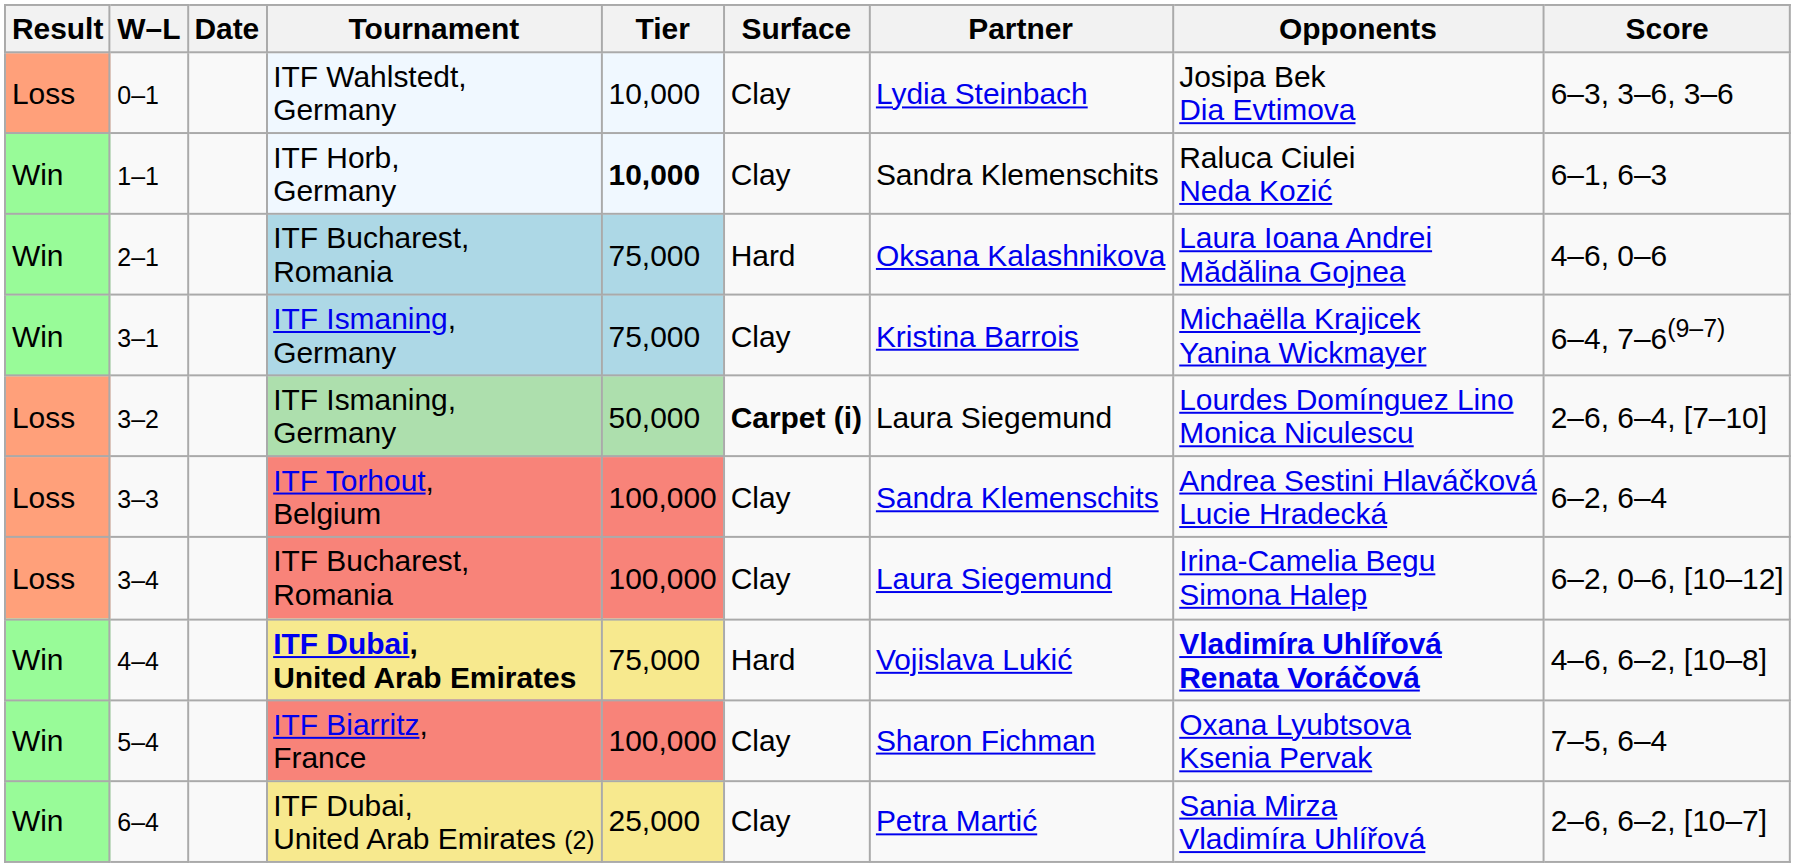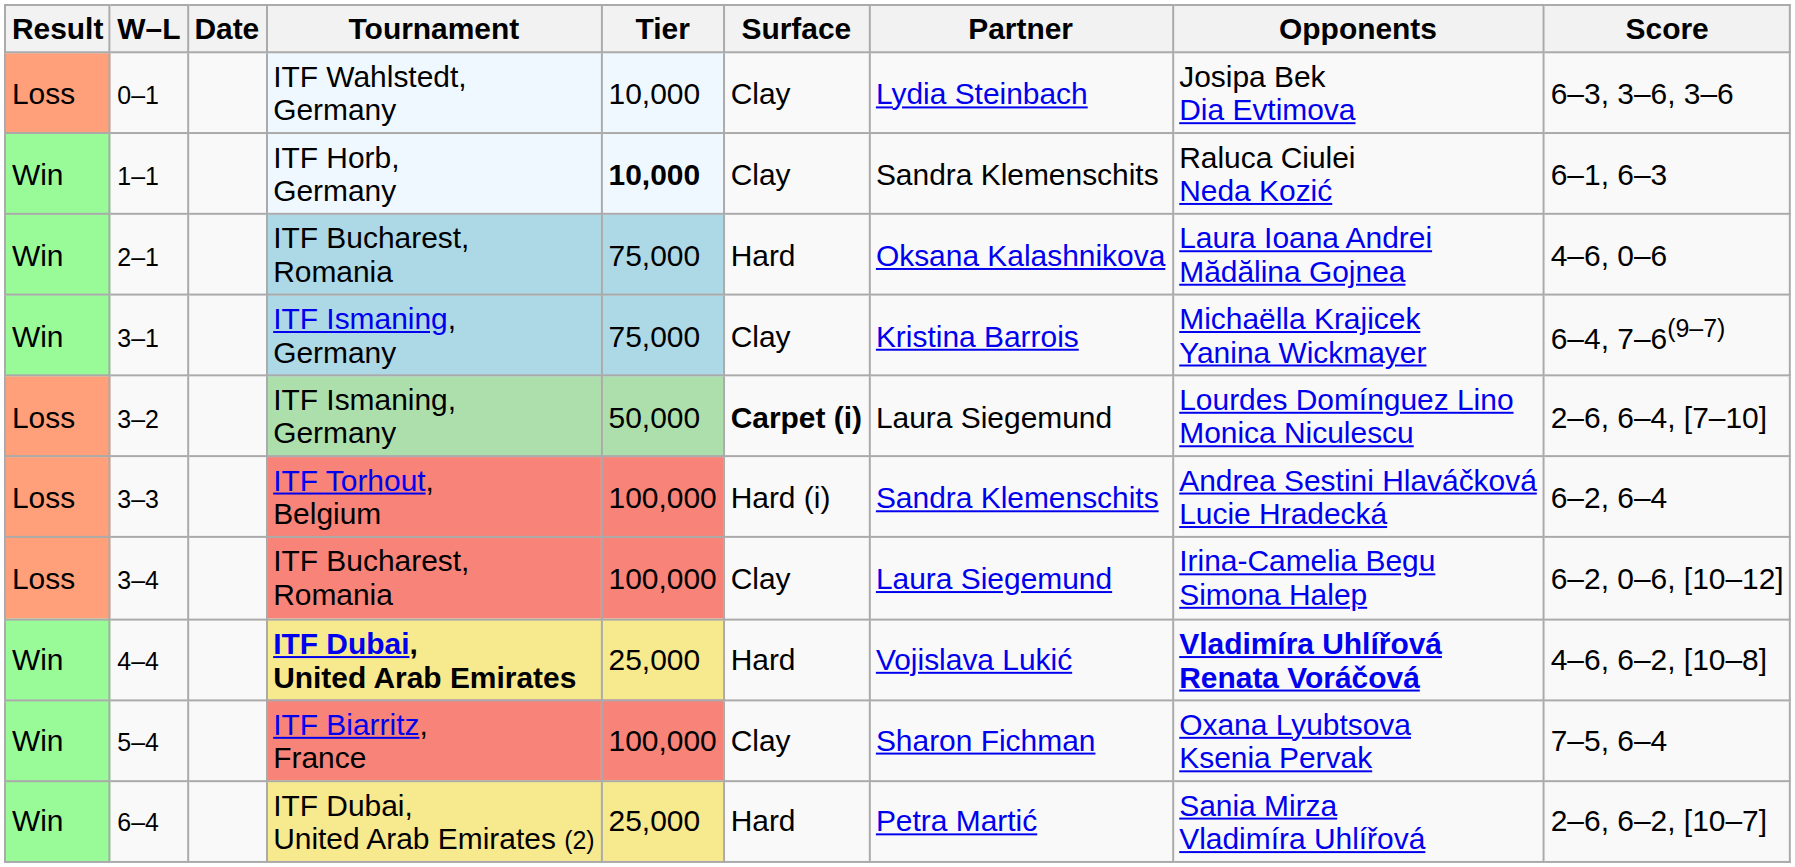(761, 497) Clay -> (781, 497) Hard (i)
(654, 659) 75,000 -> (654, 659) 25,000
(761, 821) Clay -> (763, 821) Hard
